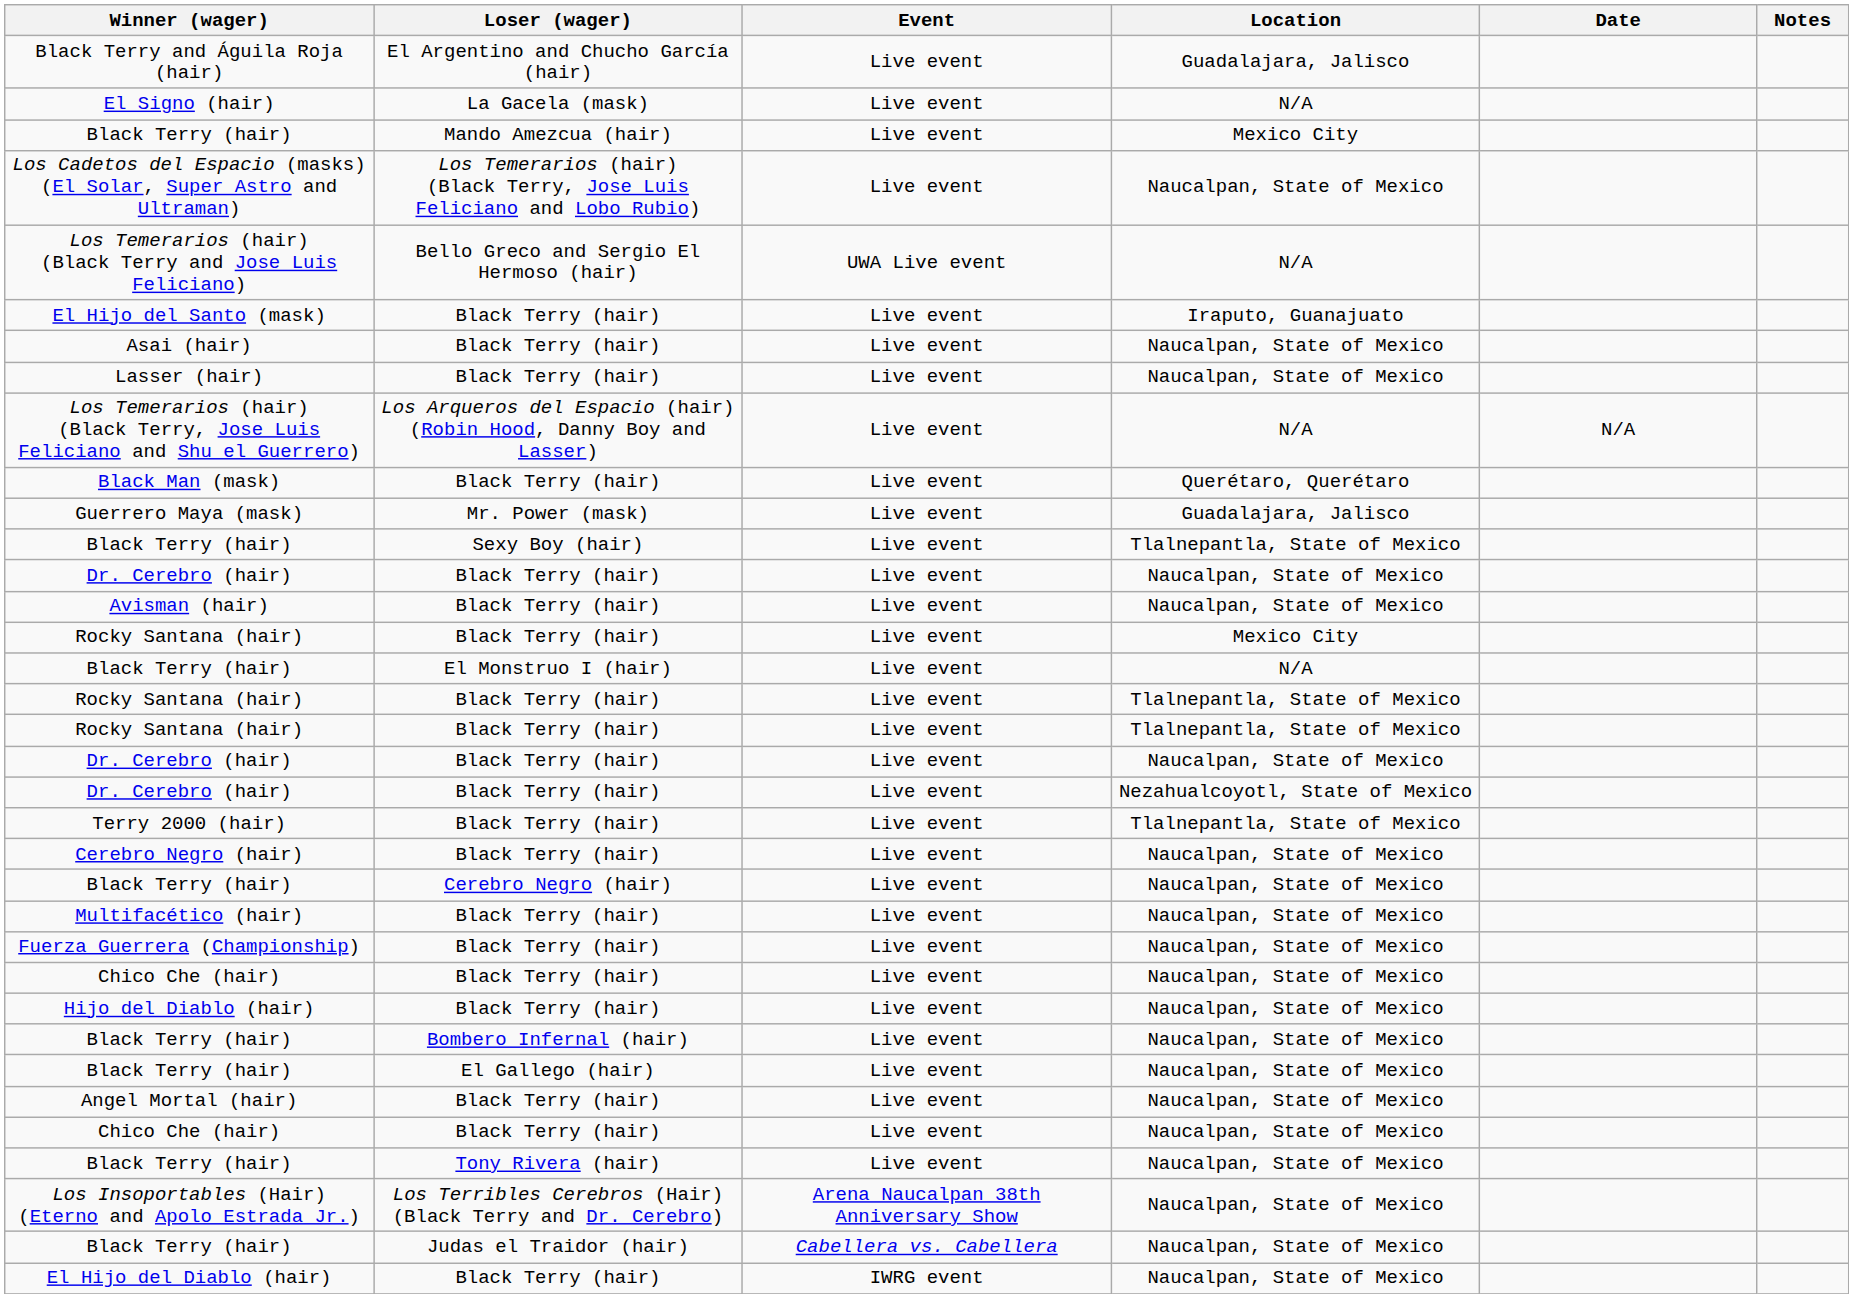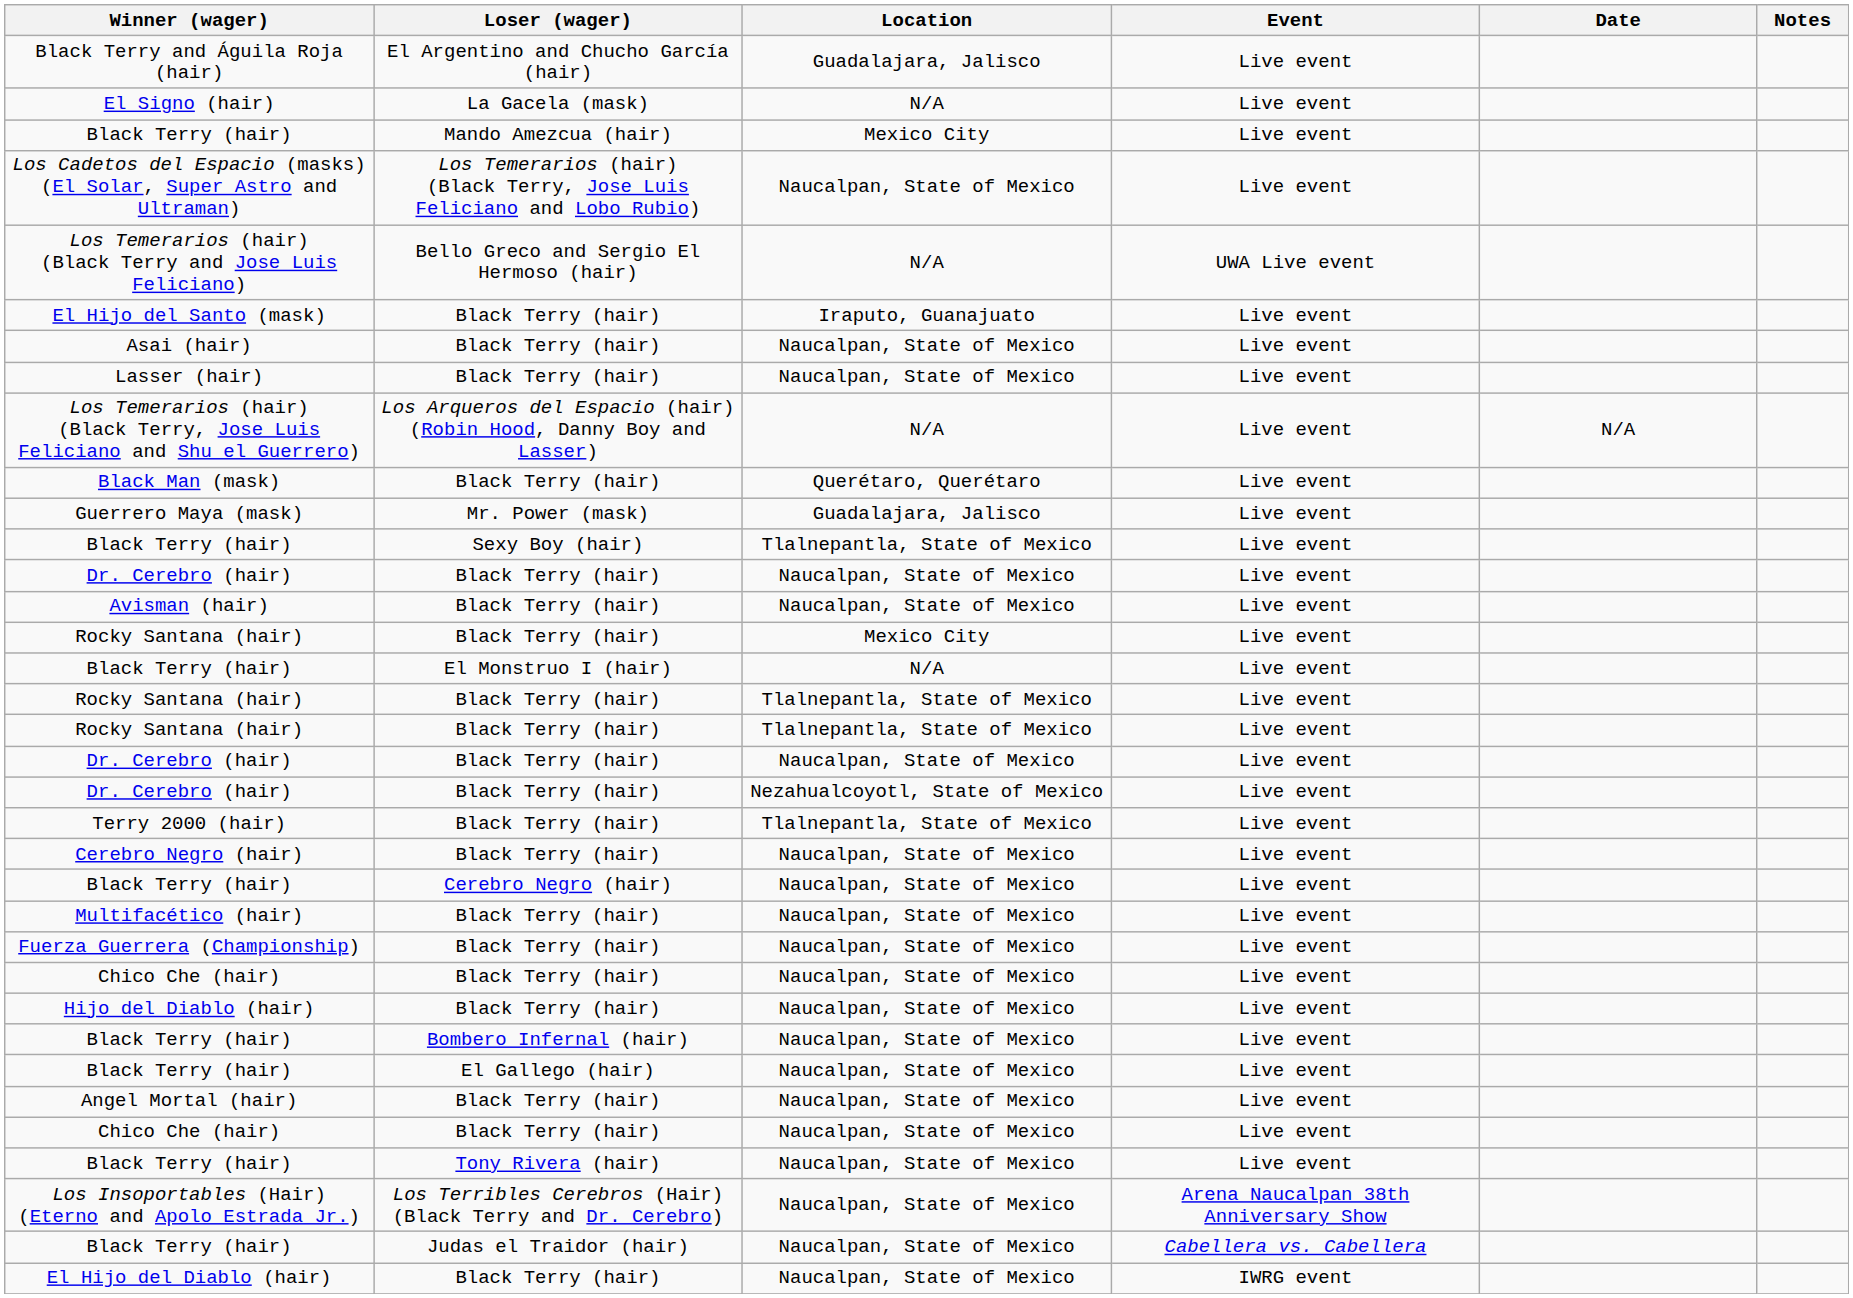columns swapped: (1295, 20) <-> (927, 20)
